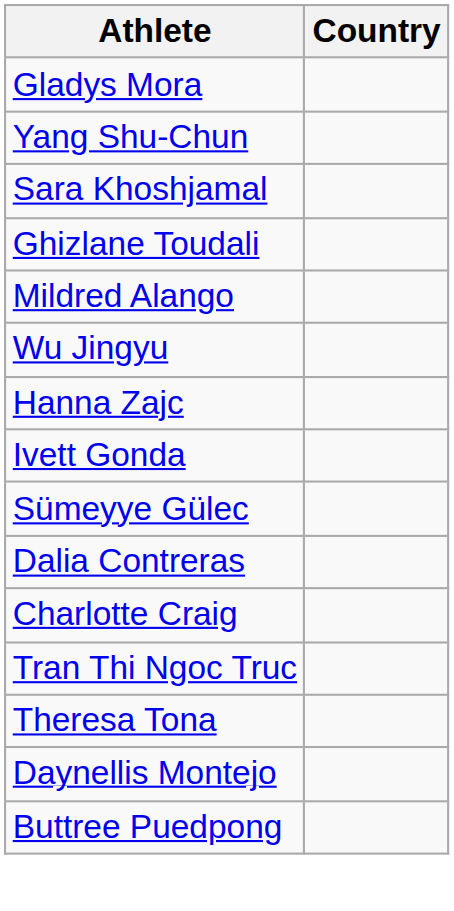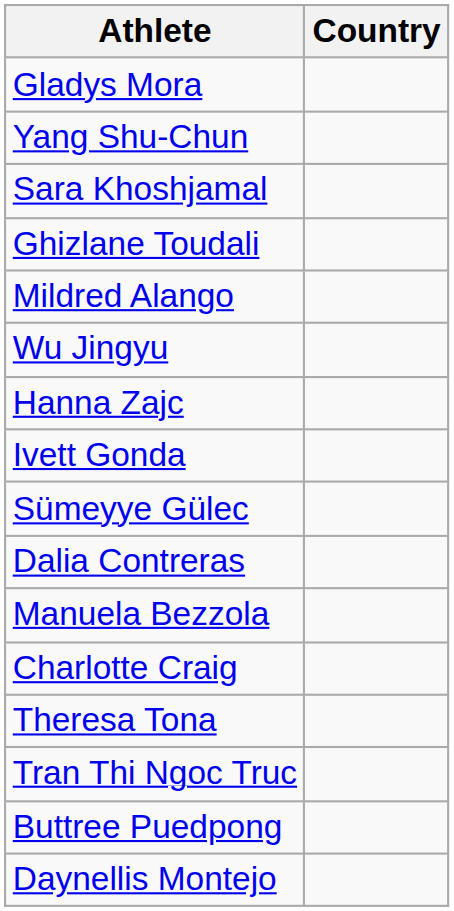+ row: (141, 614)
rows swapped: (115, 720) <-> (155, 667)
rows swapped: (148, 826) <-> (145, 773)
